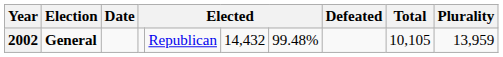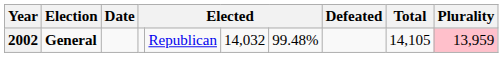(245, 40) 14,432 -> (245, 40) 14,032
(410, 40) 10,105 -> (410, 40) 14,105
(474, 40) no background -> (474, 40) pink background
